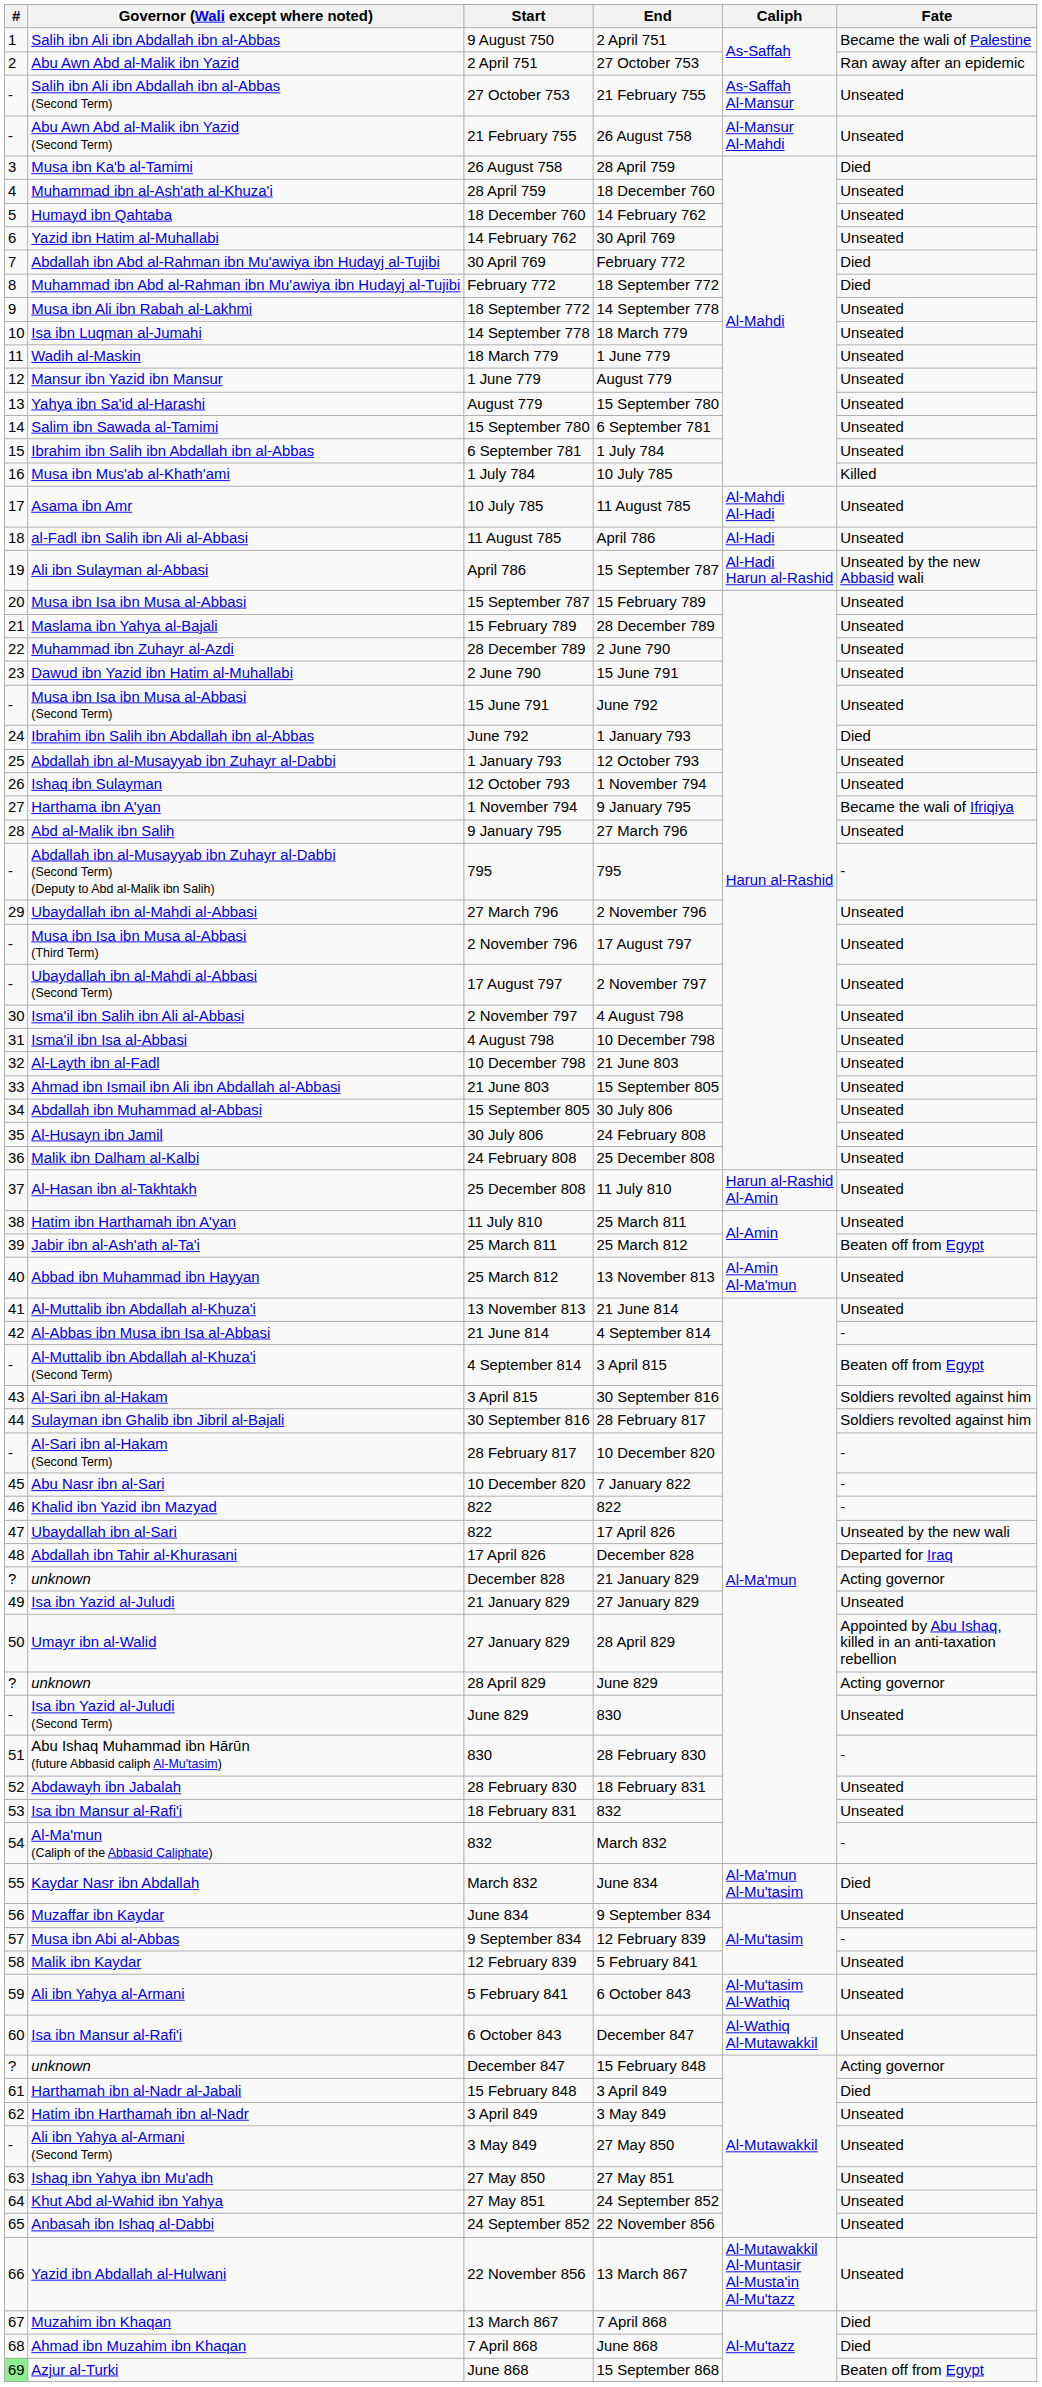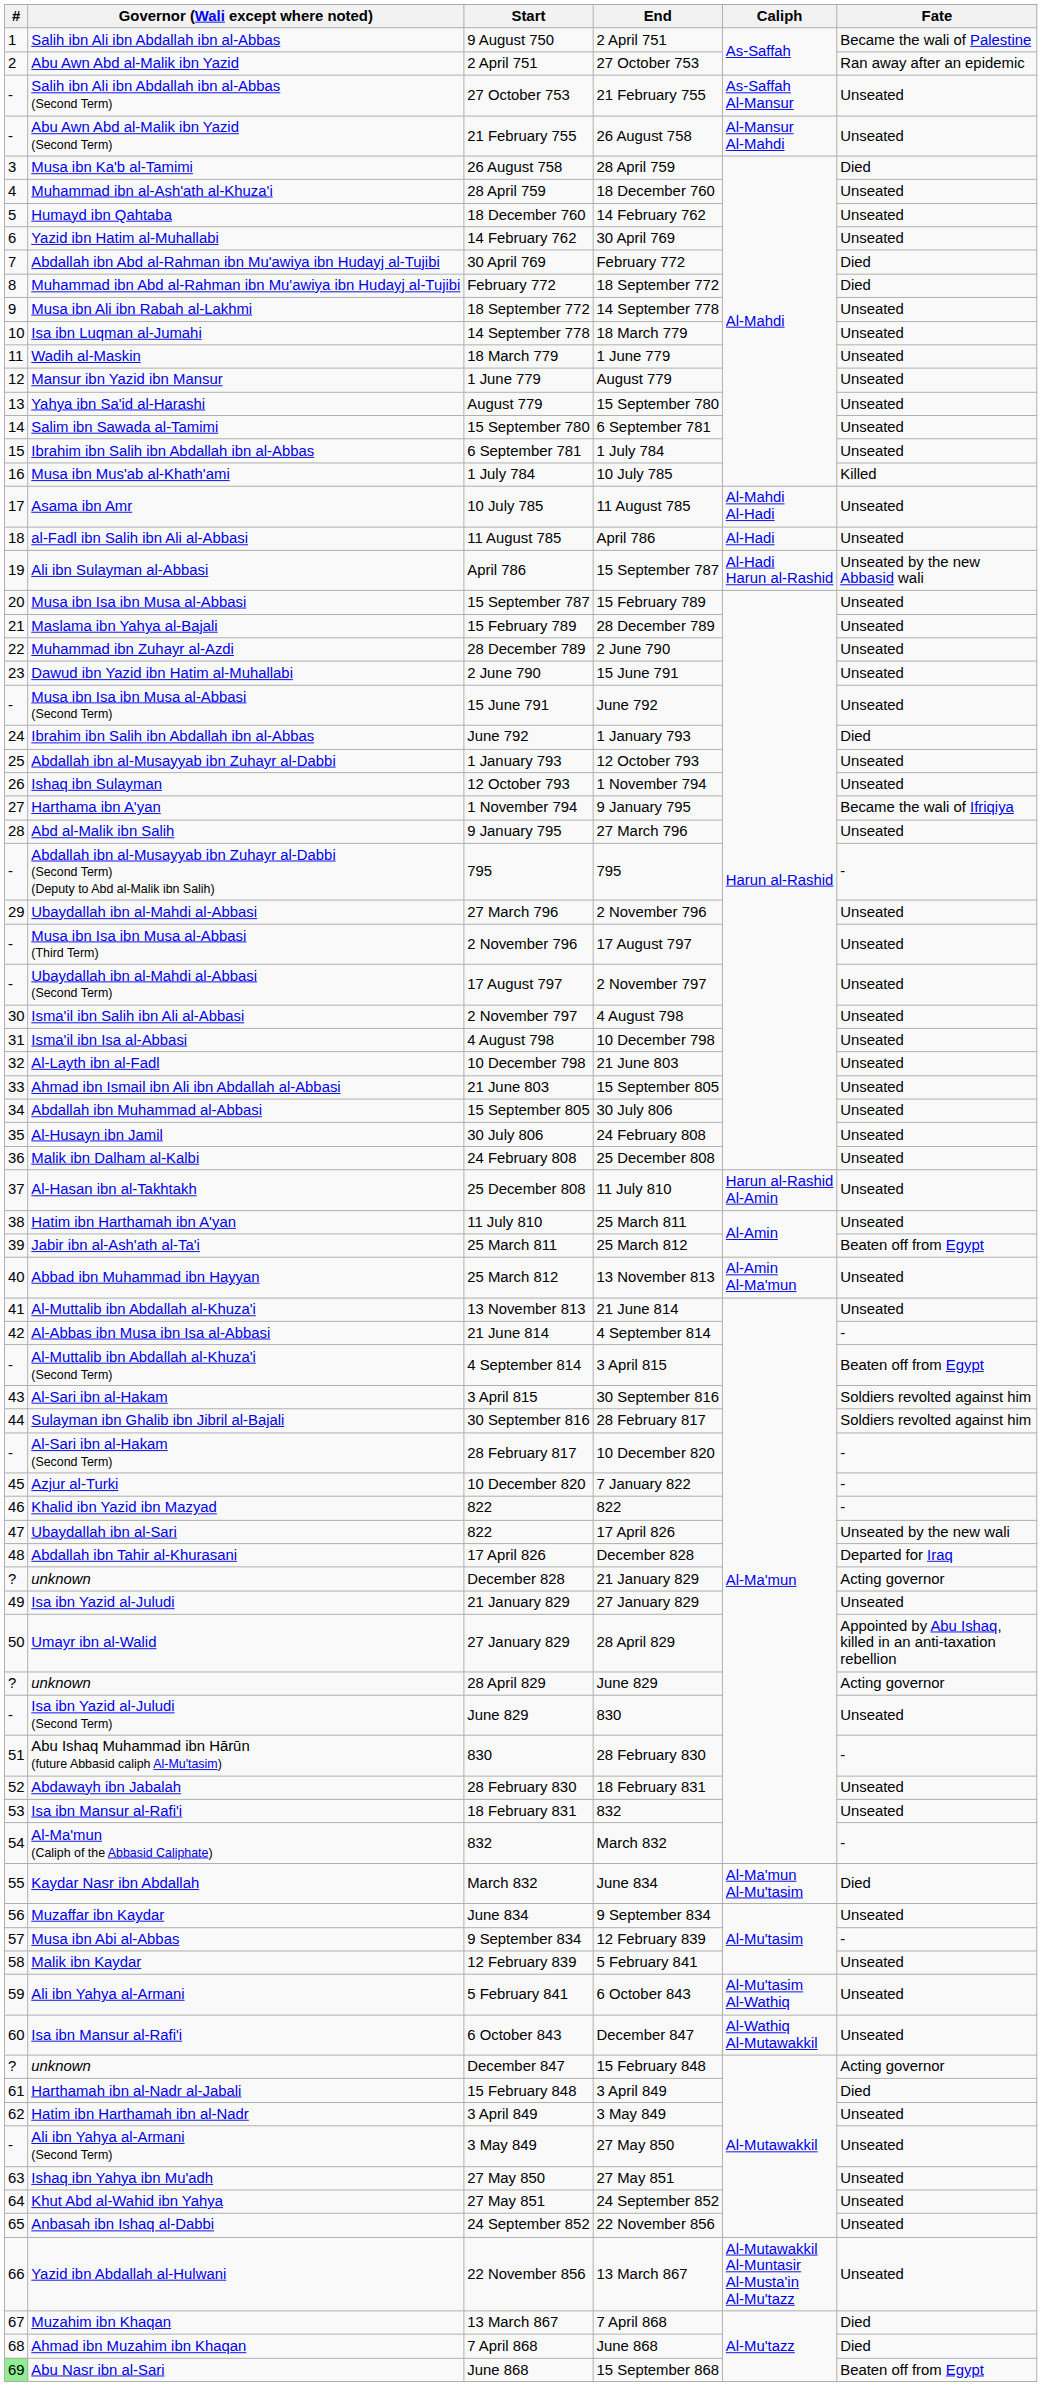(98, 1484) Abu Nasr ibn al-Sari -> (75, 1484) Azjur al-Turki
(75, 2369) Azjur al-Turki -> (98, 2369) Abu Nasr ibn al-Sari
